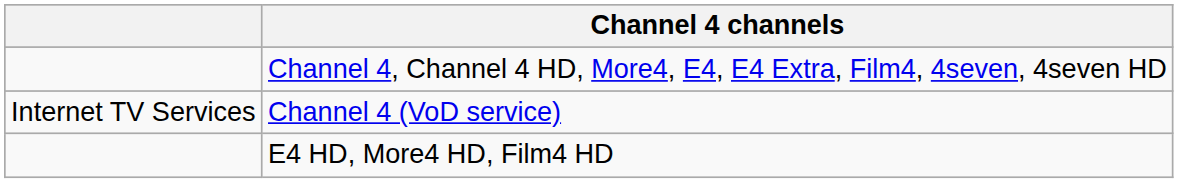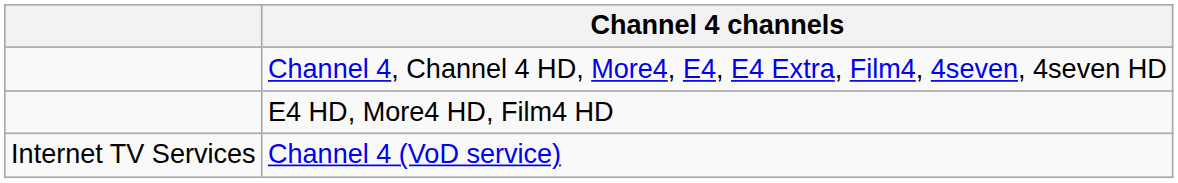rows swapped: (441, 154) <-> (415, 111)
